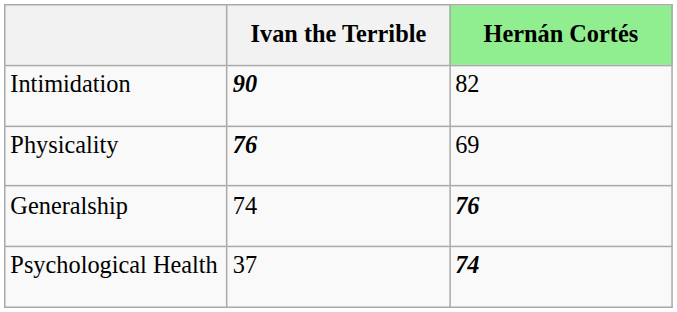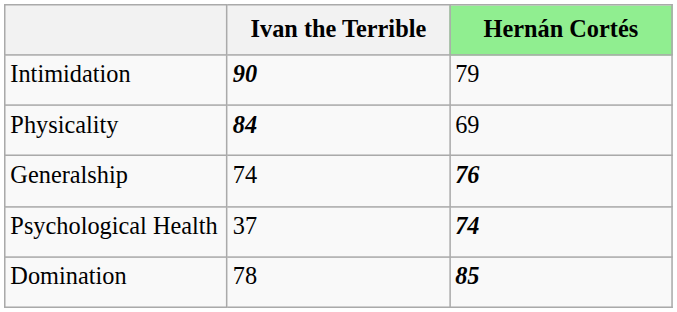(467, 84) 82 -> (467, 74) 79
(245, 144) 76 -> (245, 124) 84
+ row: (68, 275)
